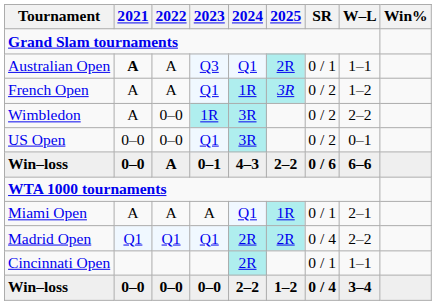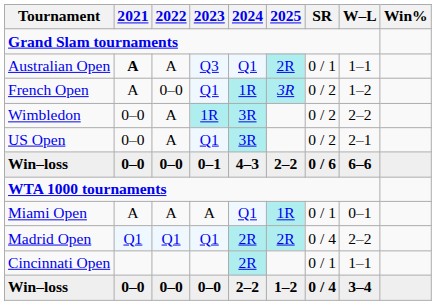(171, 90) A -> (171, 90) 0–0
(133, 115) A -> (133, 115) 0–0
(171, 115) 0–0 -> (171, 115) A
(171, 139) 0–0 -> (171, 139) A
(360, 139) 0–1 -> (360, 139) 2–1
(171, 164) A -> (171, 164) 0–0
(360, 213) 2–1 -> (360, 213) 0–1
